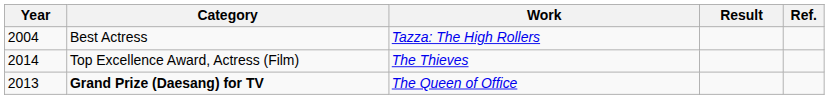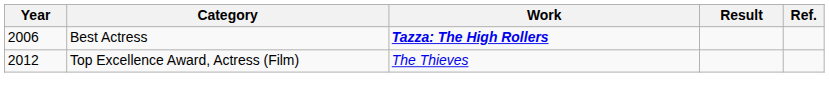(23, 37) 2004 -> (23, 37) 2006
(466, 37) normal -> (470, 37) bold
(23, 60) 2014 -> (23, 60) 2012
- row: (167, 82)
